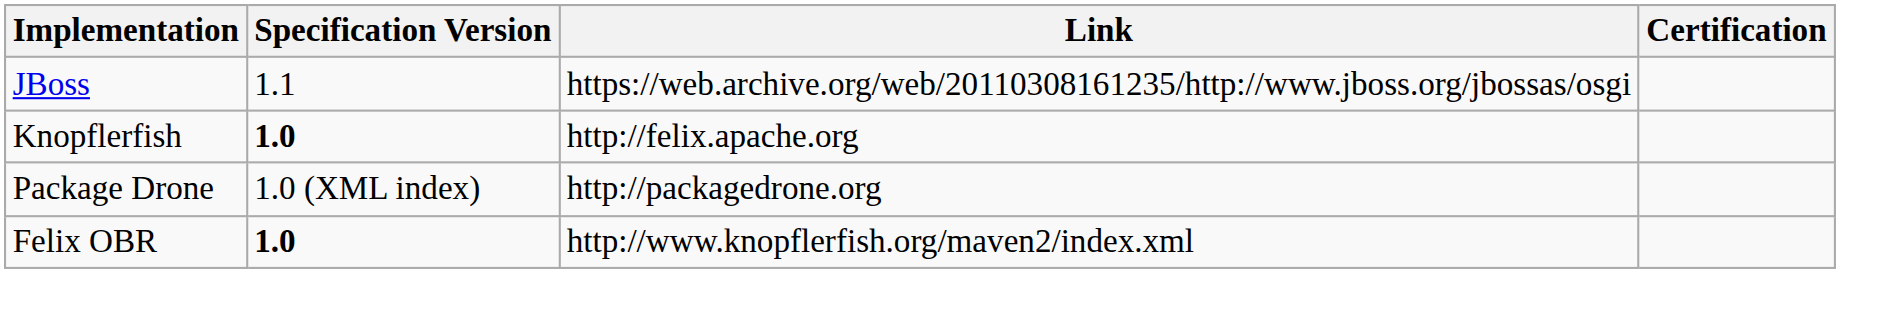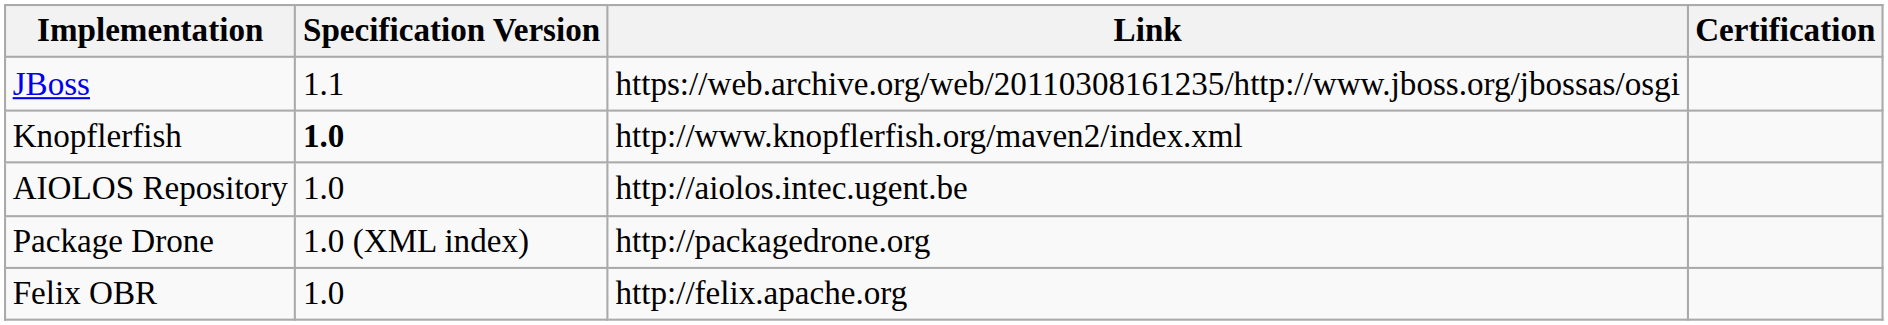(713, 135) http://felix.apache.org -> (929, 135) http://www.knopflerfish.org/maven2/index.xml
+ row: (150, 188)
(275, 240) bold -> (324, 293) normal
(880, 240) http://www.knopflerfish.org/maven2/index.xml -> (761, 293) http://felix.apache.org
